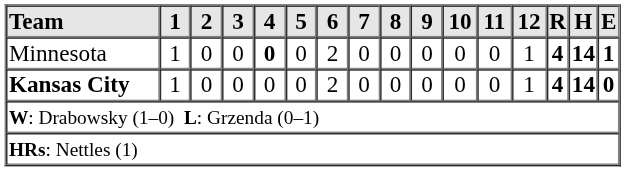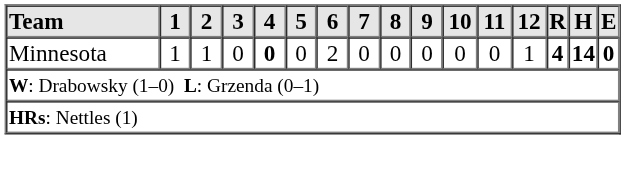(206, 53) 0 -> (206, 53) 1
(609, 53) 1 -> (609, 53) 0
- row: (69, 84)
